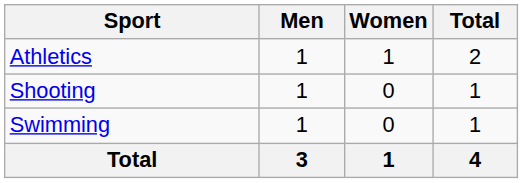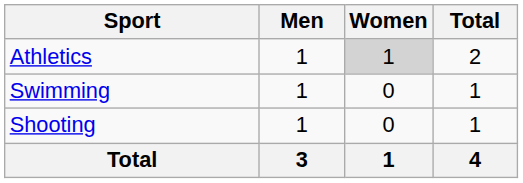(388, 56) no background -> (388, 56) lightgrey background
rows swapped: (53, 90) <-> (60, 125)
